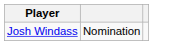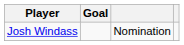+ column: (96, 13)
